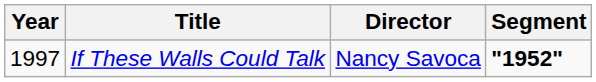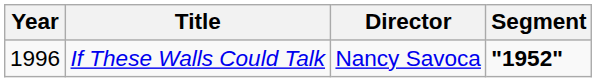(35, 58) 1997 -> (35, 58) 1996
